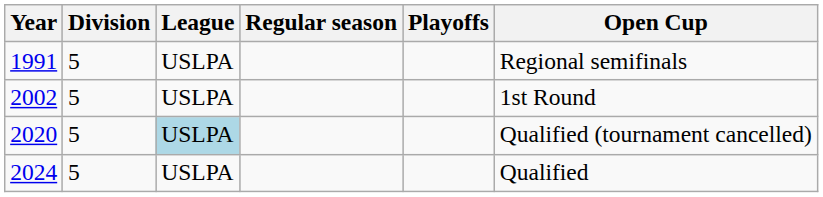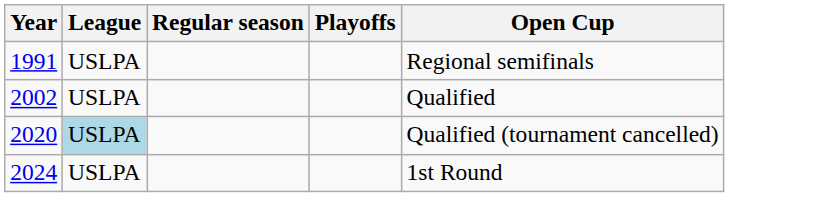- column: (109, 23)
(548, 97) 1st Round -> (451, 97) Qualified
(544, 172) Qualified -> (455, 172) 1st Round
